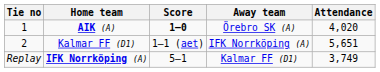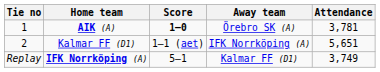(344, 28) 4,020 -> (344, 28) 3,781
